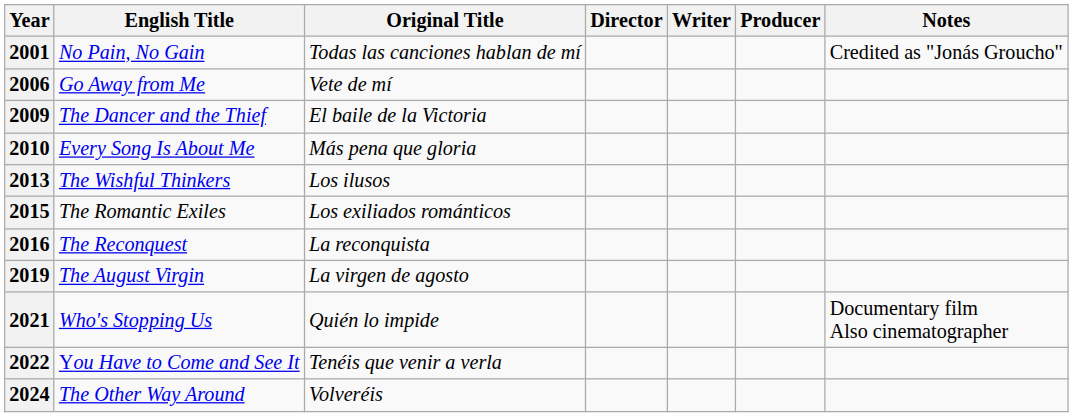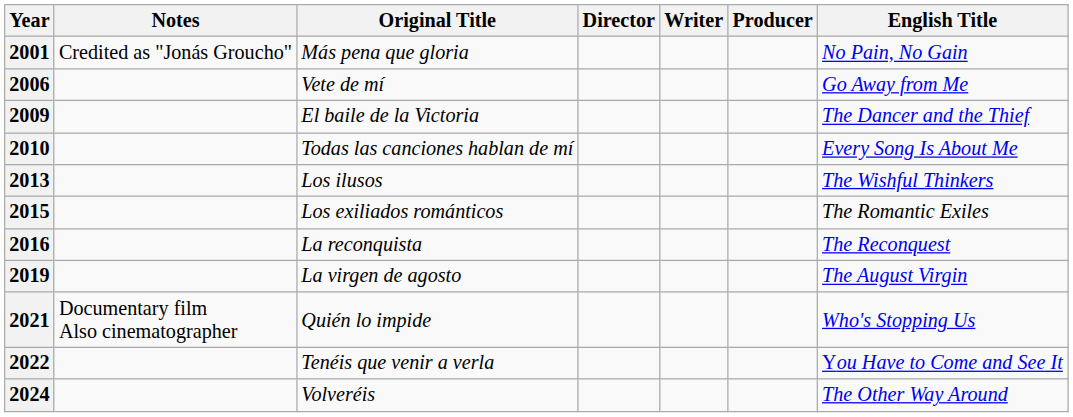columns swapped: (179, 20) <-> (946, 20)
(445, 52) Todas las canciones hablan de mí -> (385, 52) Más pena que gloria
(393, 148) Más pena que gloria -> (437, 148) Todas las canciones hablan de mí
